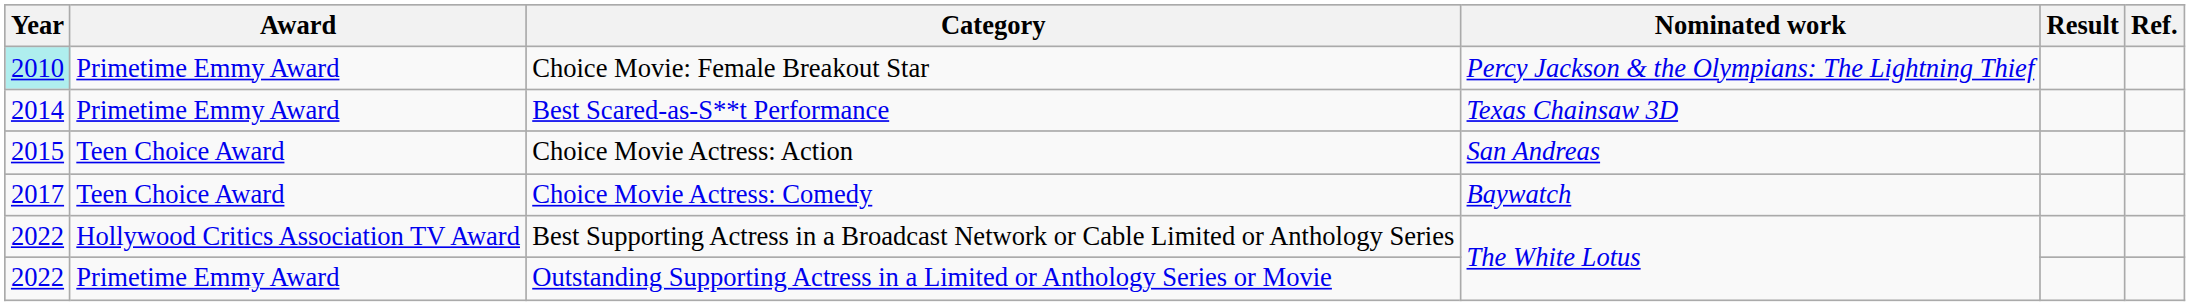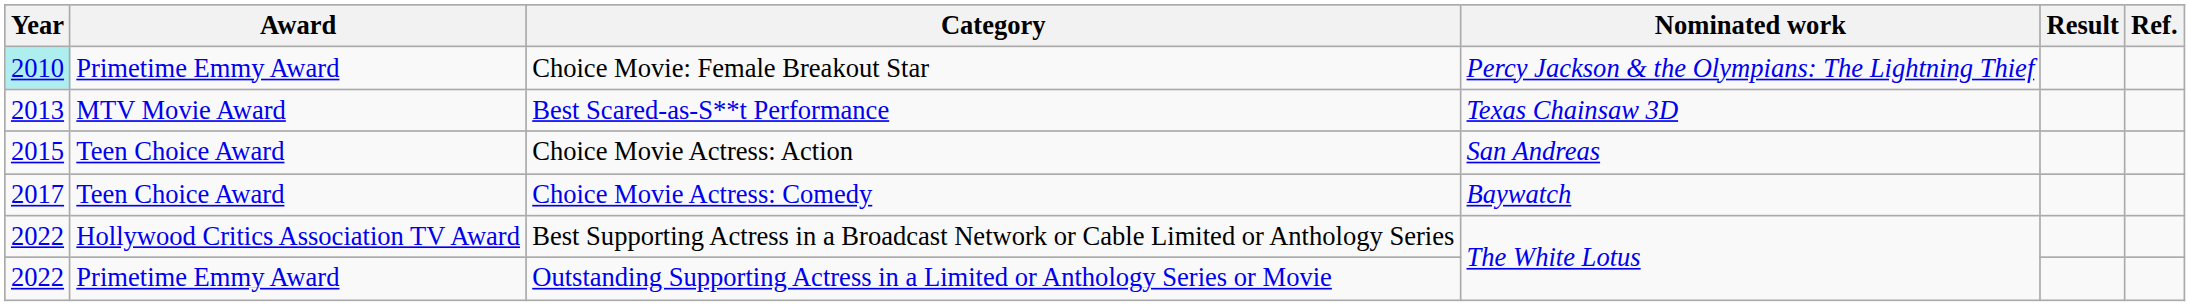(38, 109) 2014 -> (38, 109) 2013
(208, 109) Primetime Emmy Award -> (181, 109) MTV Movie Award
